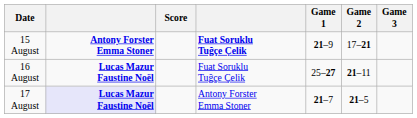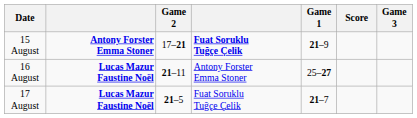columns swapped: (176, 18) <-> (359, 18)
(223, 73) Fuat Soruklu Tuğçe Çelik -> (223, 73) Antony Forster Emma Stoner
(125, 100) lavender background -> (125, 100) no background
(227, 100) Antony Forster Emma Stoner -> (219, 100) Fuat Soruklu Tuğçe Çelik
